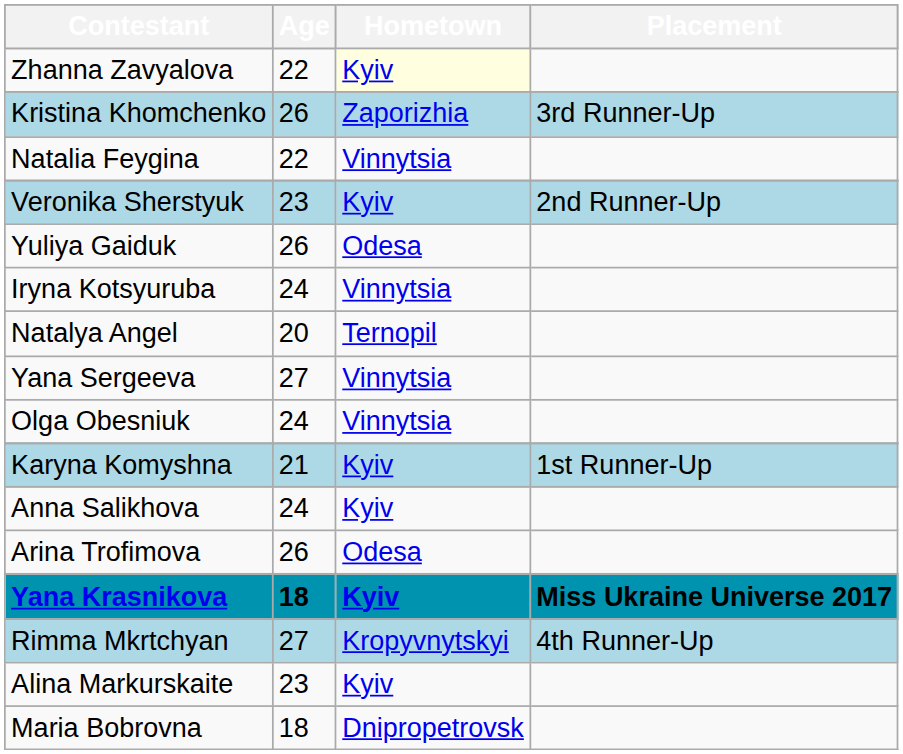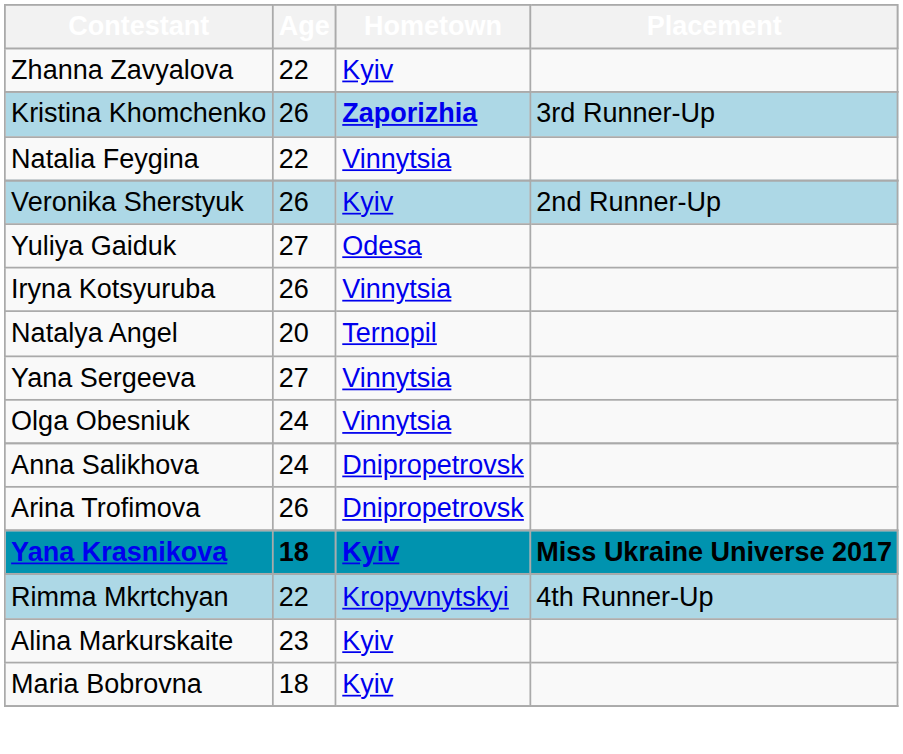(368, 69) lightyellow background -> (368, 69) no background
(405, 113) normal -> (410, 113) bold
(294, 201) 23 -> (294, 201) 26
(294, 245) 26 -> (294, 245) 27
(294, 288) 24 -> (294, 288) 26
- row: (121, 464)
(368, 508) Kyiv -> (433, 464) Dnipropetrovsk
(382, 551) Odesa -> (433, 508) Dnipropetrovsk
(294, 639) 27 -> (294, 595) 22
(433, 727) Dnipropetrovsk -> (368, 683) Kyiv
